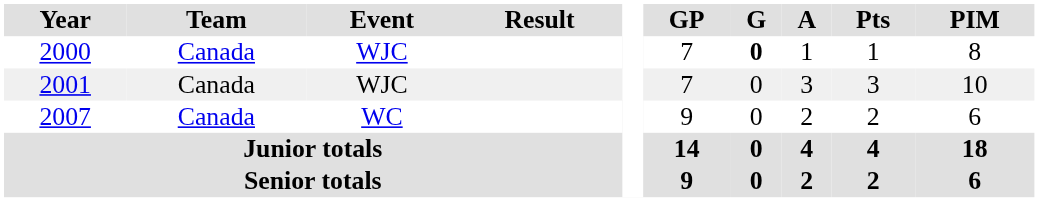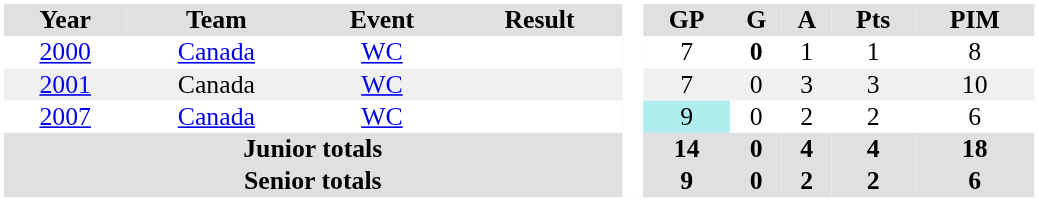(382, 51) WJC -> (382, 51) WC
(382, 84) WJC -> (382, 84) WC
(687, 116) no background -> (687, 116) paleturquoise background
